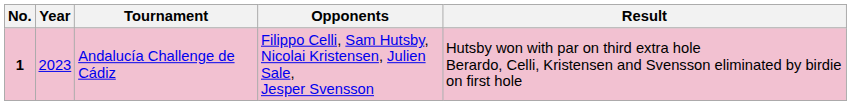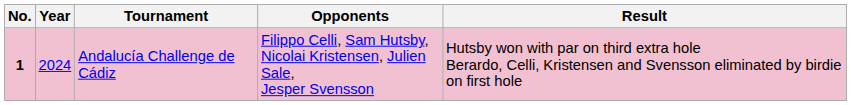(55, 64) 2023 -> (55, 64) 2024
